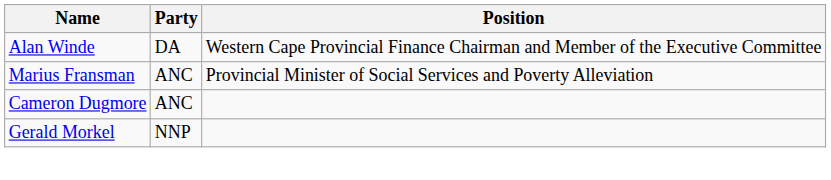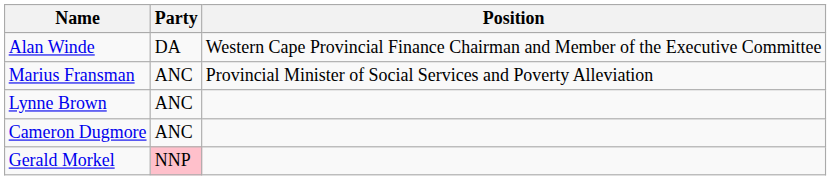+ row: (58, 103)
(173, 132) no background -> (173, 160) pink background
